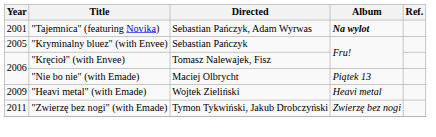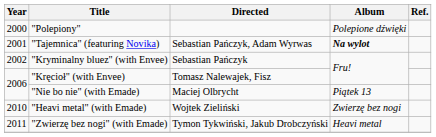+ row: (56, 28)
(17, 44) 2005 -> (17, 60) 2002
(17, 92) 2009 -> (17, 108) 2010
(357, 92) Heavi metal -> (367, 108) Zwierzę bez nogi
(367, 108) Zwierzę bez nogi -> (357, 124) Heavi metal
